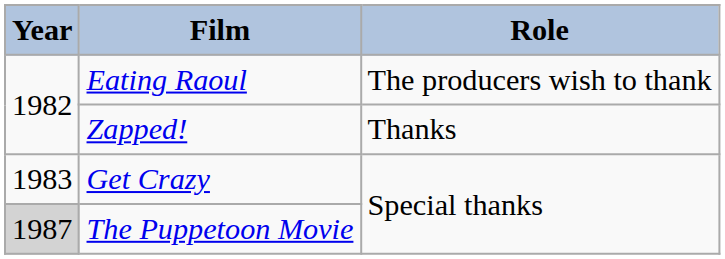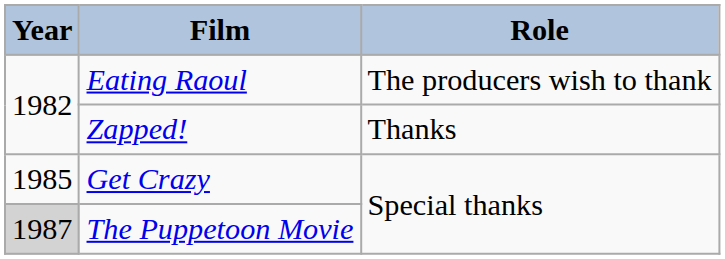(42, 179) 1983 -> (42, 179) 1985
